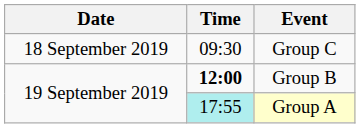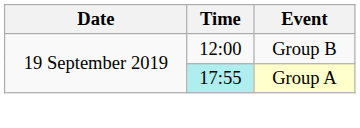- row: (304, 48)
(220, 78) bold -> (220, 48) normal
